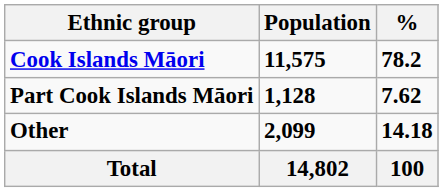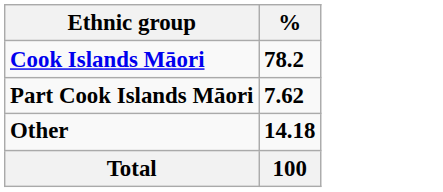- column: (317, 22)
